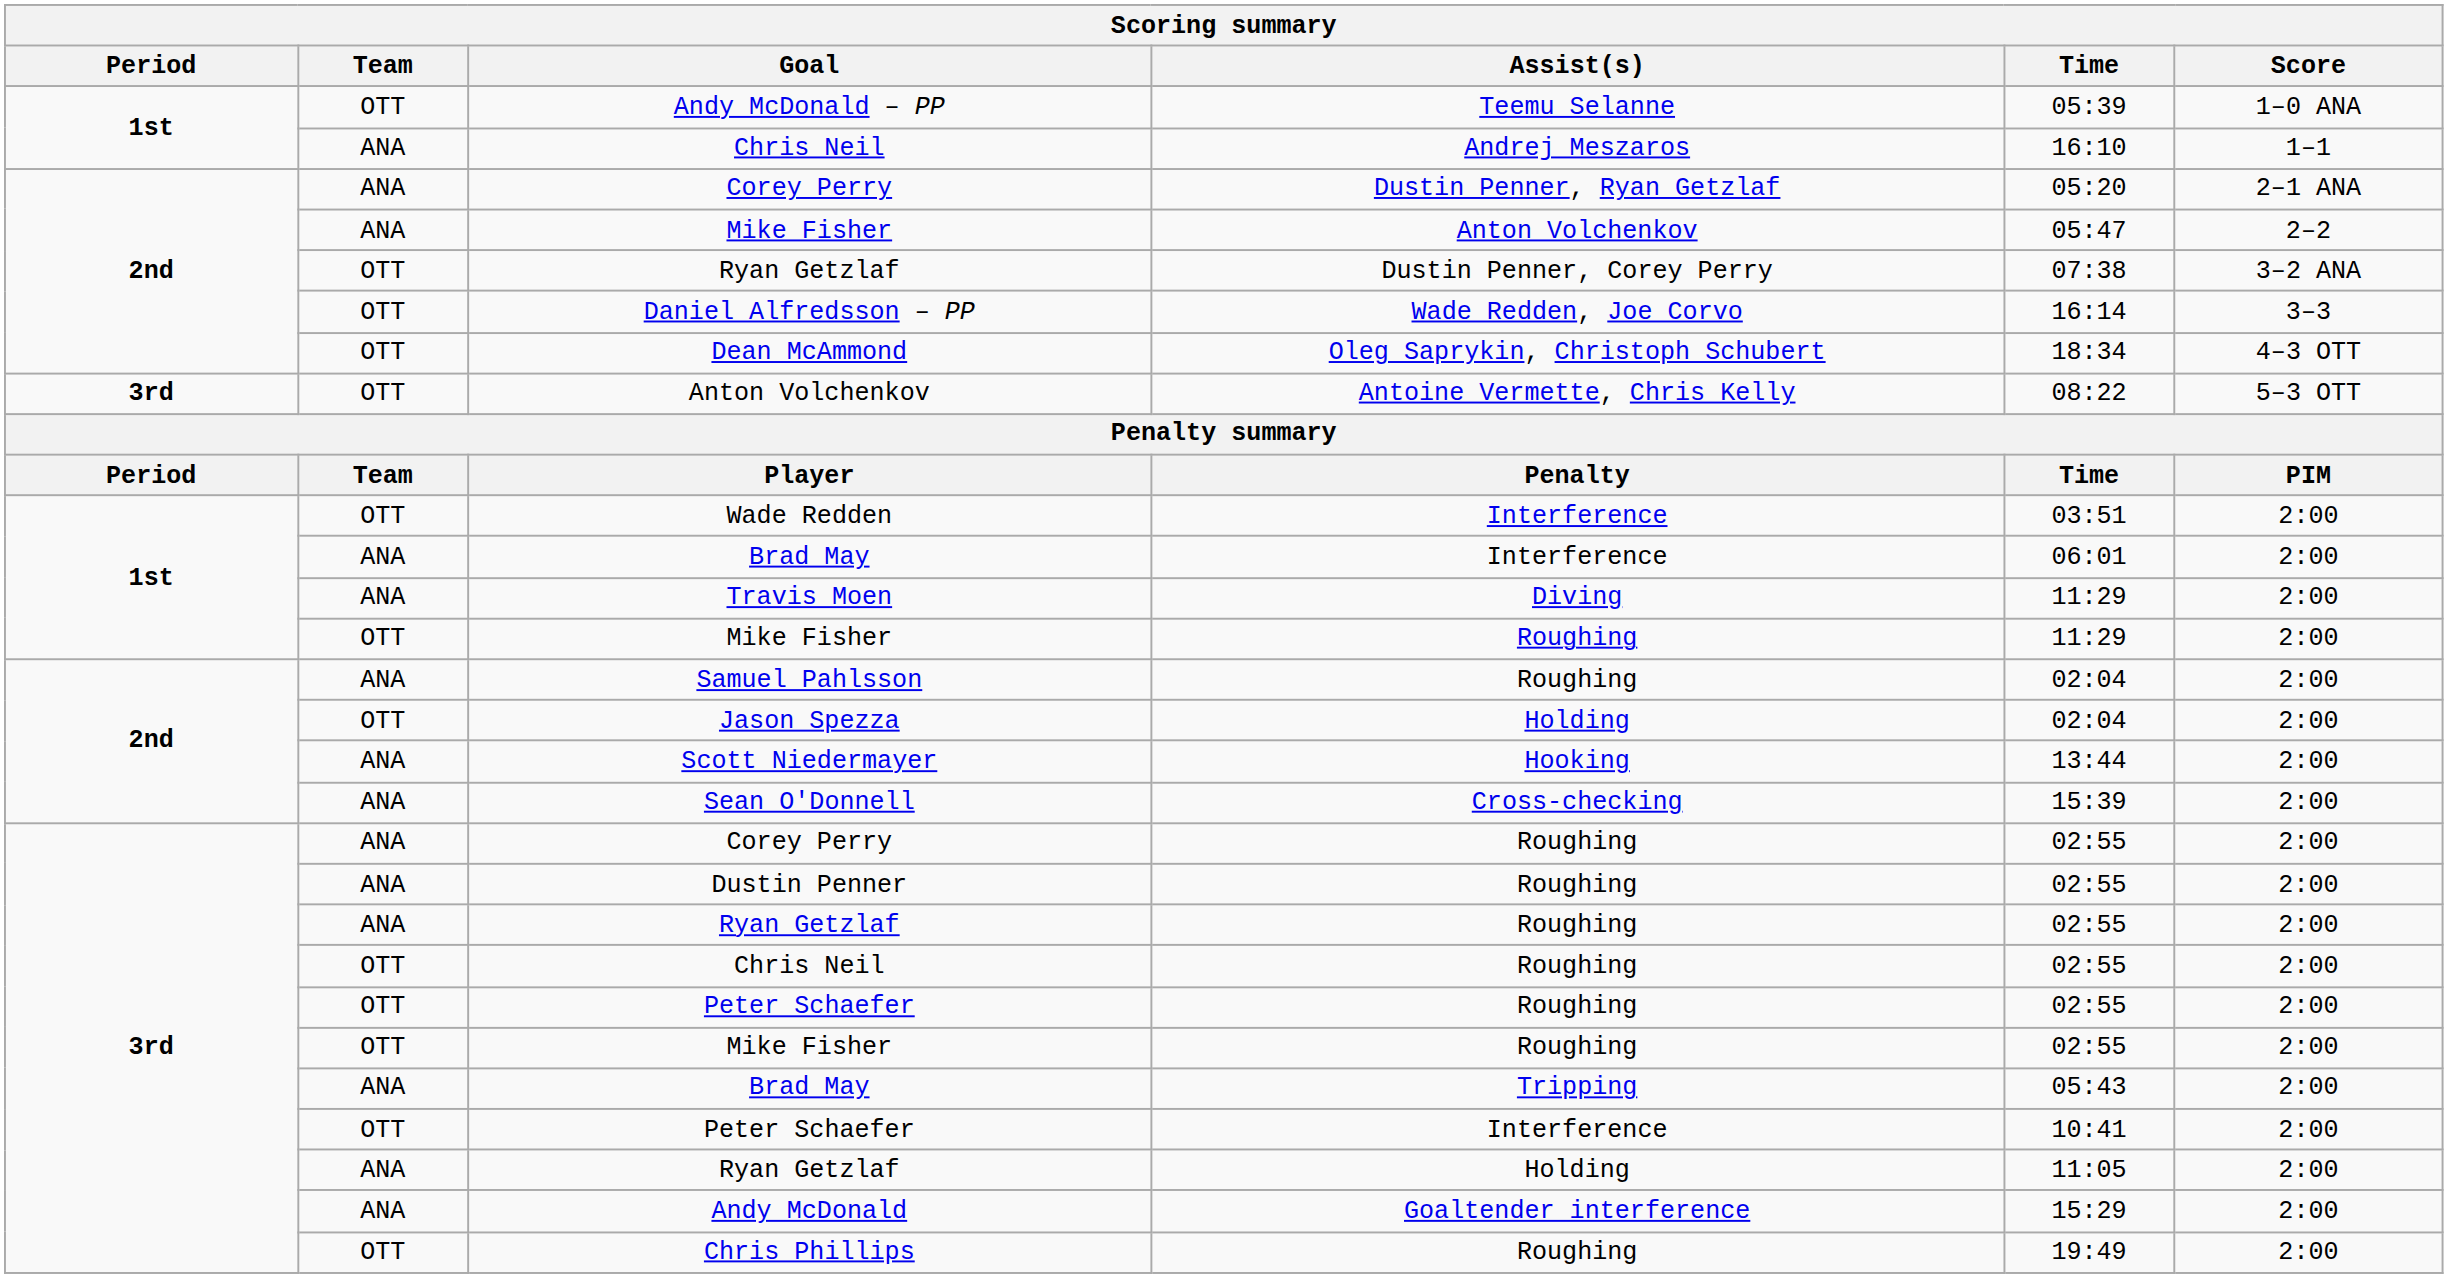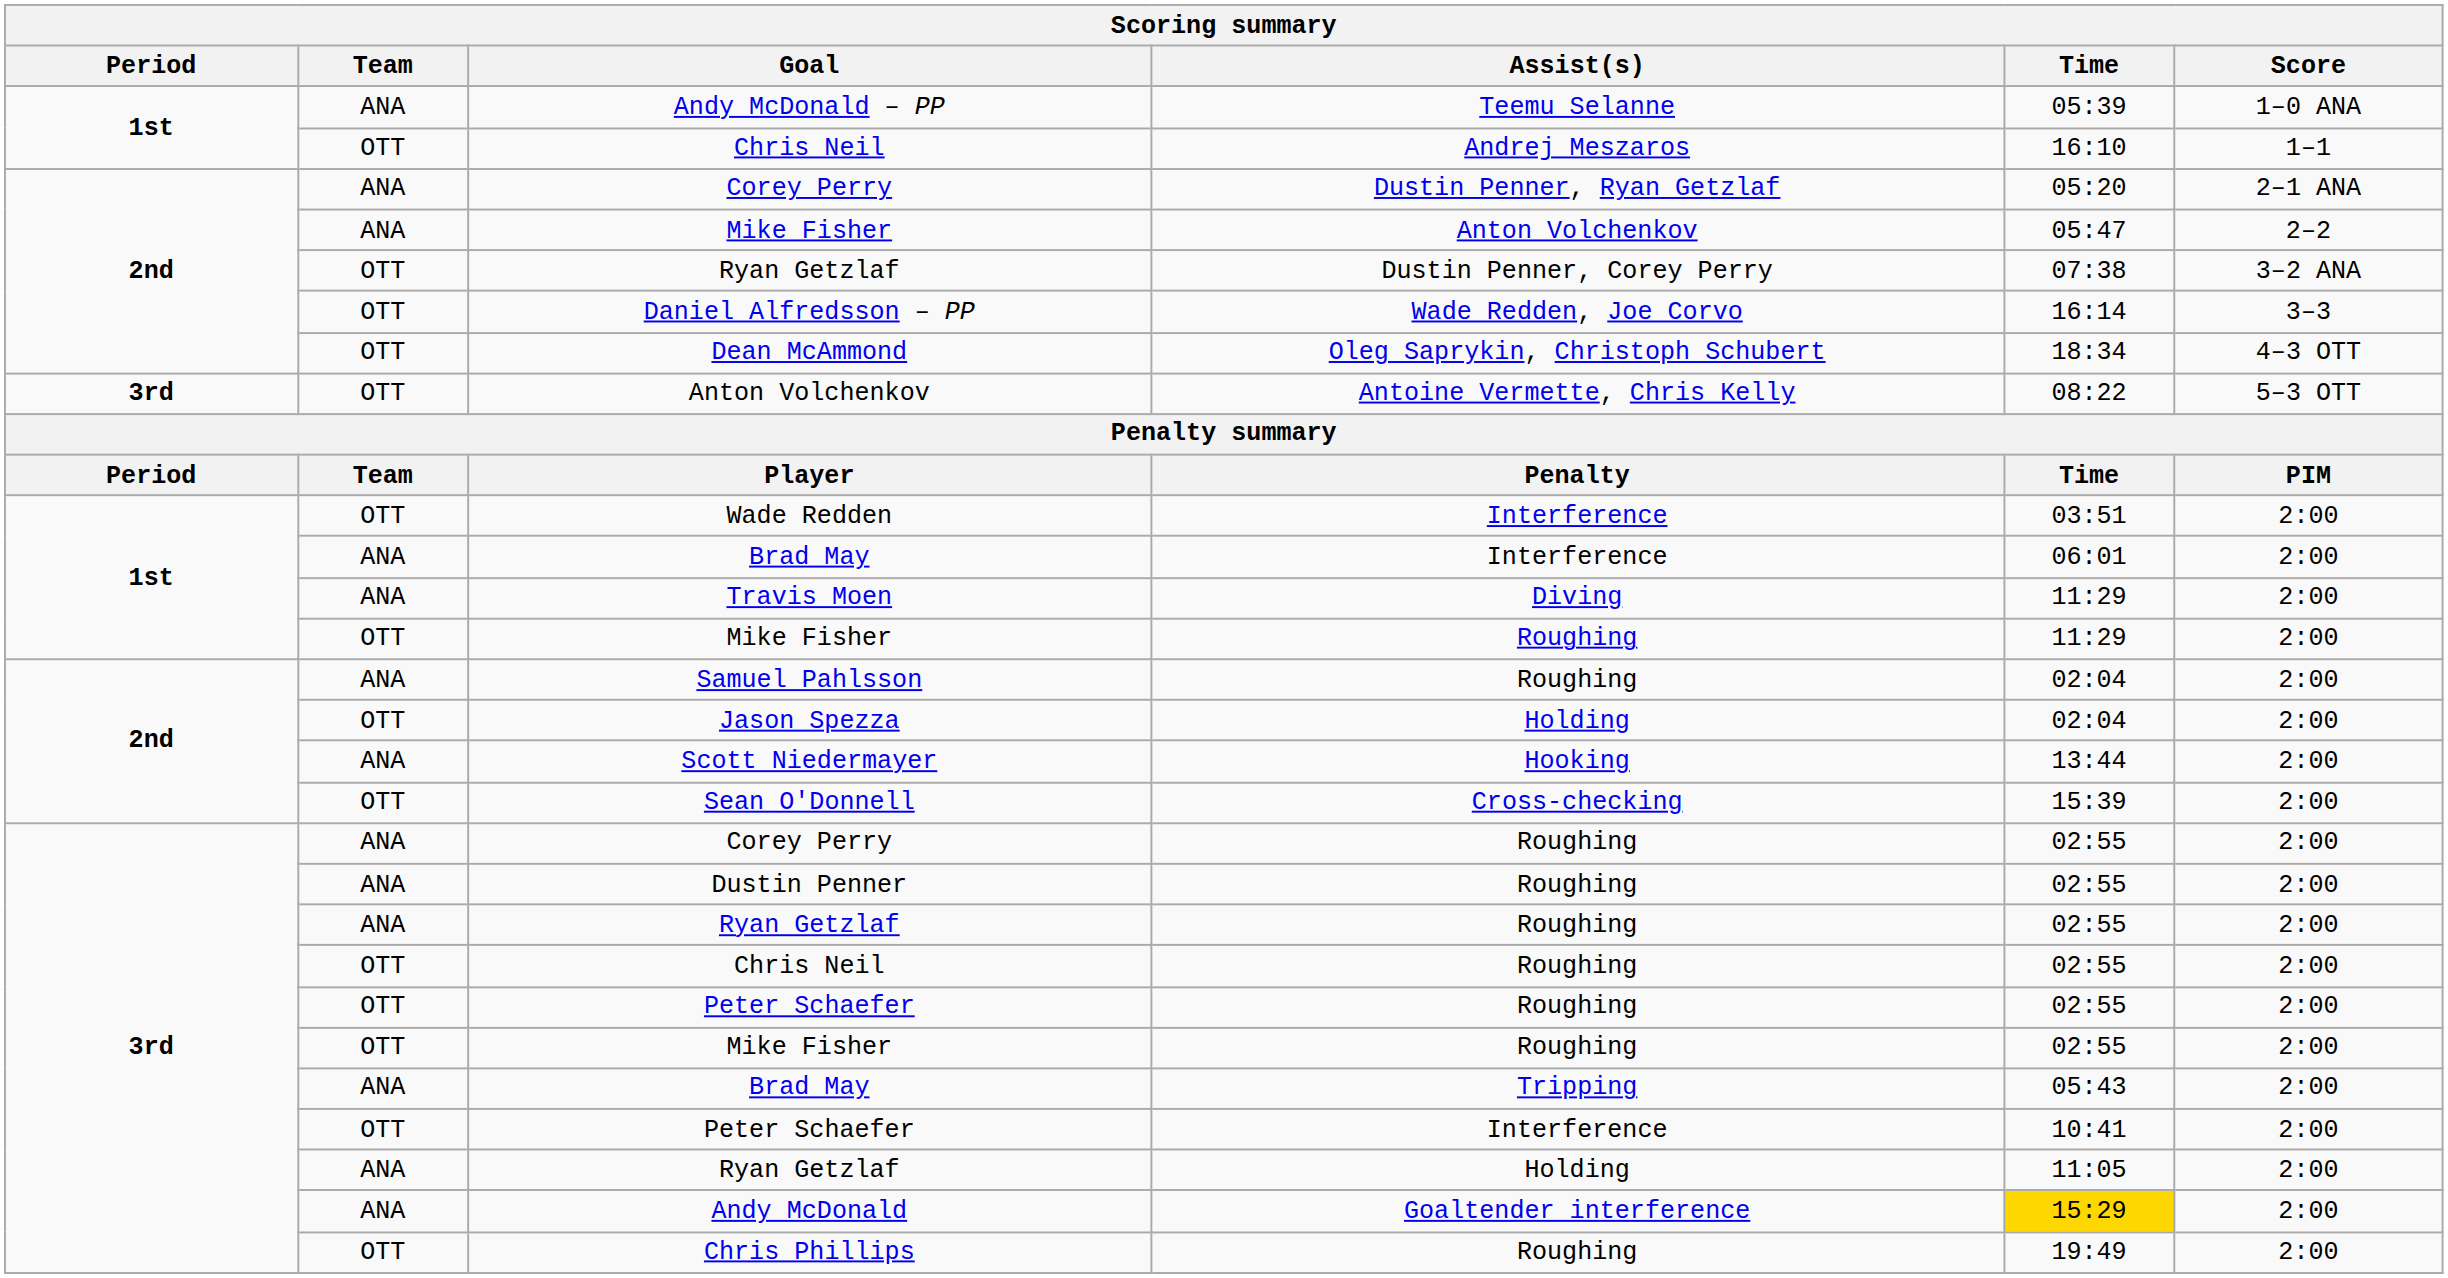(383, 107) OTT -> (383, 107) ANA
(383, 148) ANA -> (383, 148) OTT
(383, 802) ANA -> (383, 802) OTT
(2089, 1211) no background -> (2089, 1211) gold background
